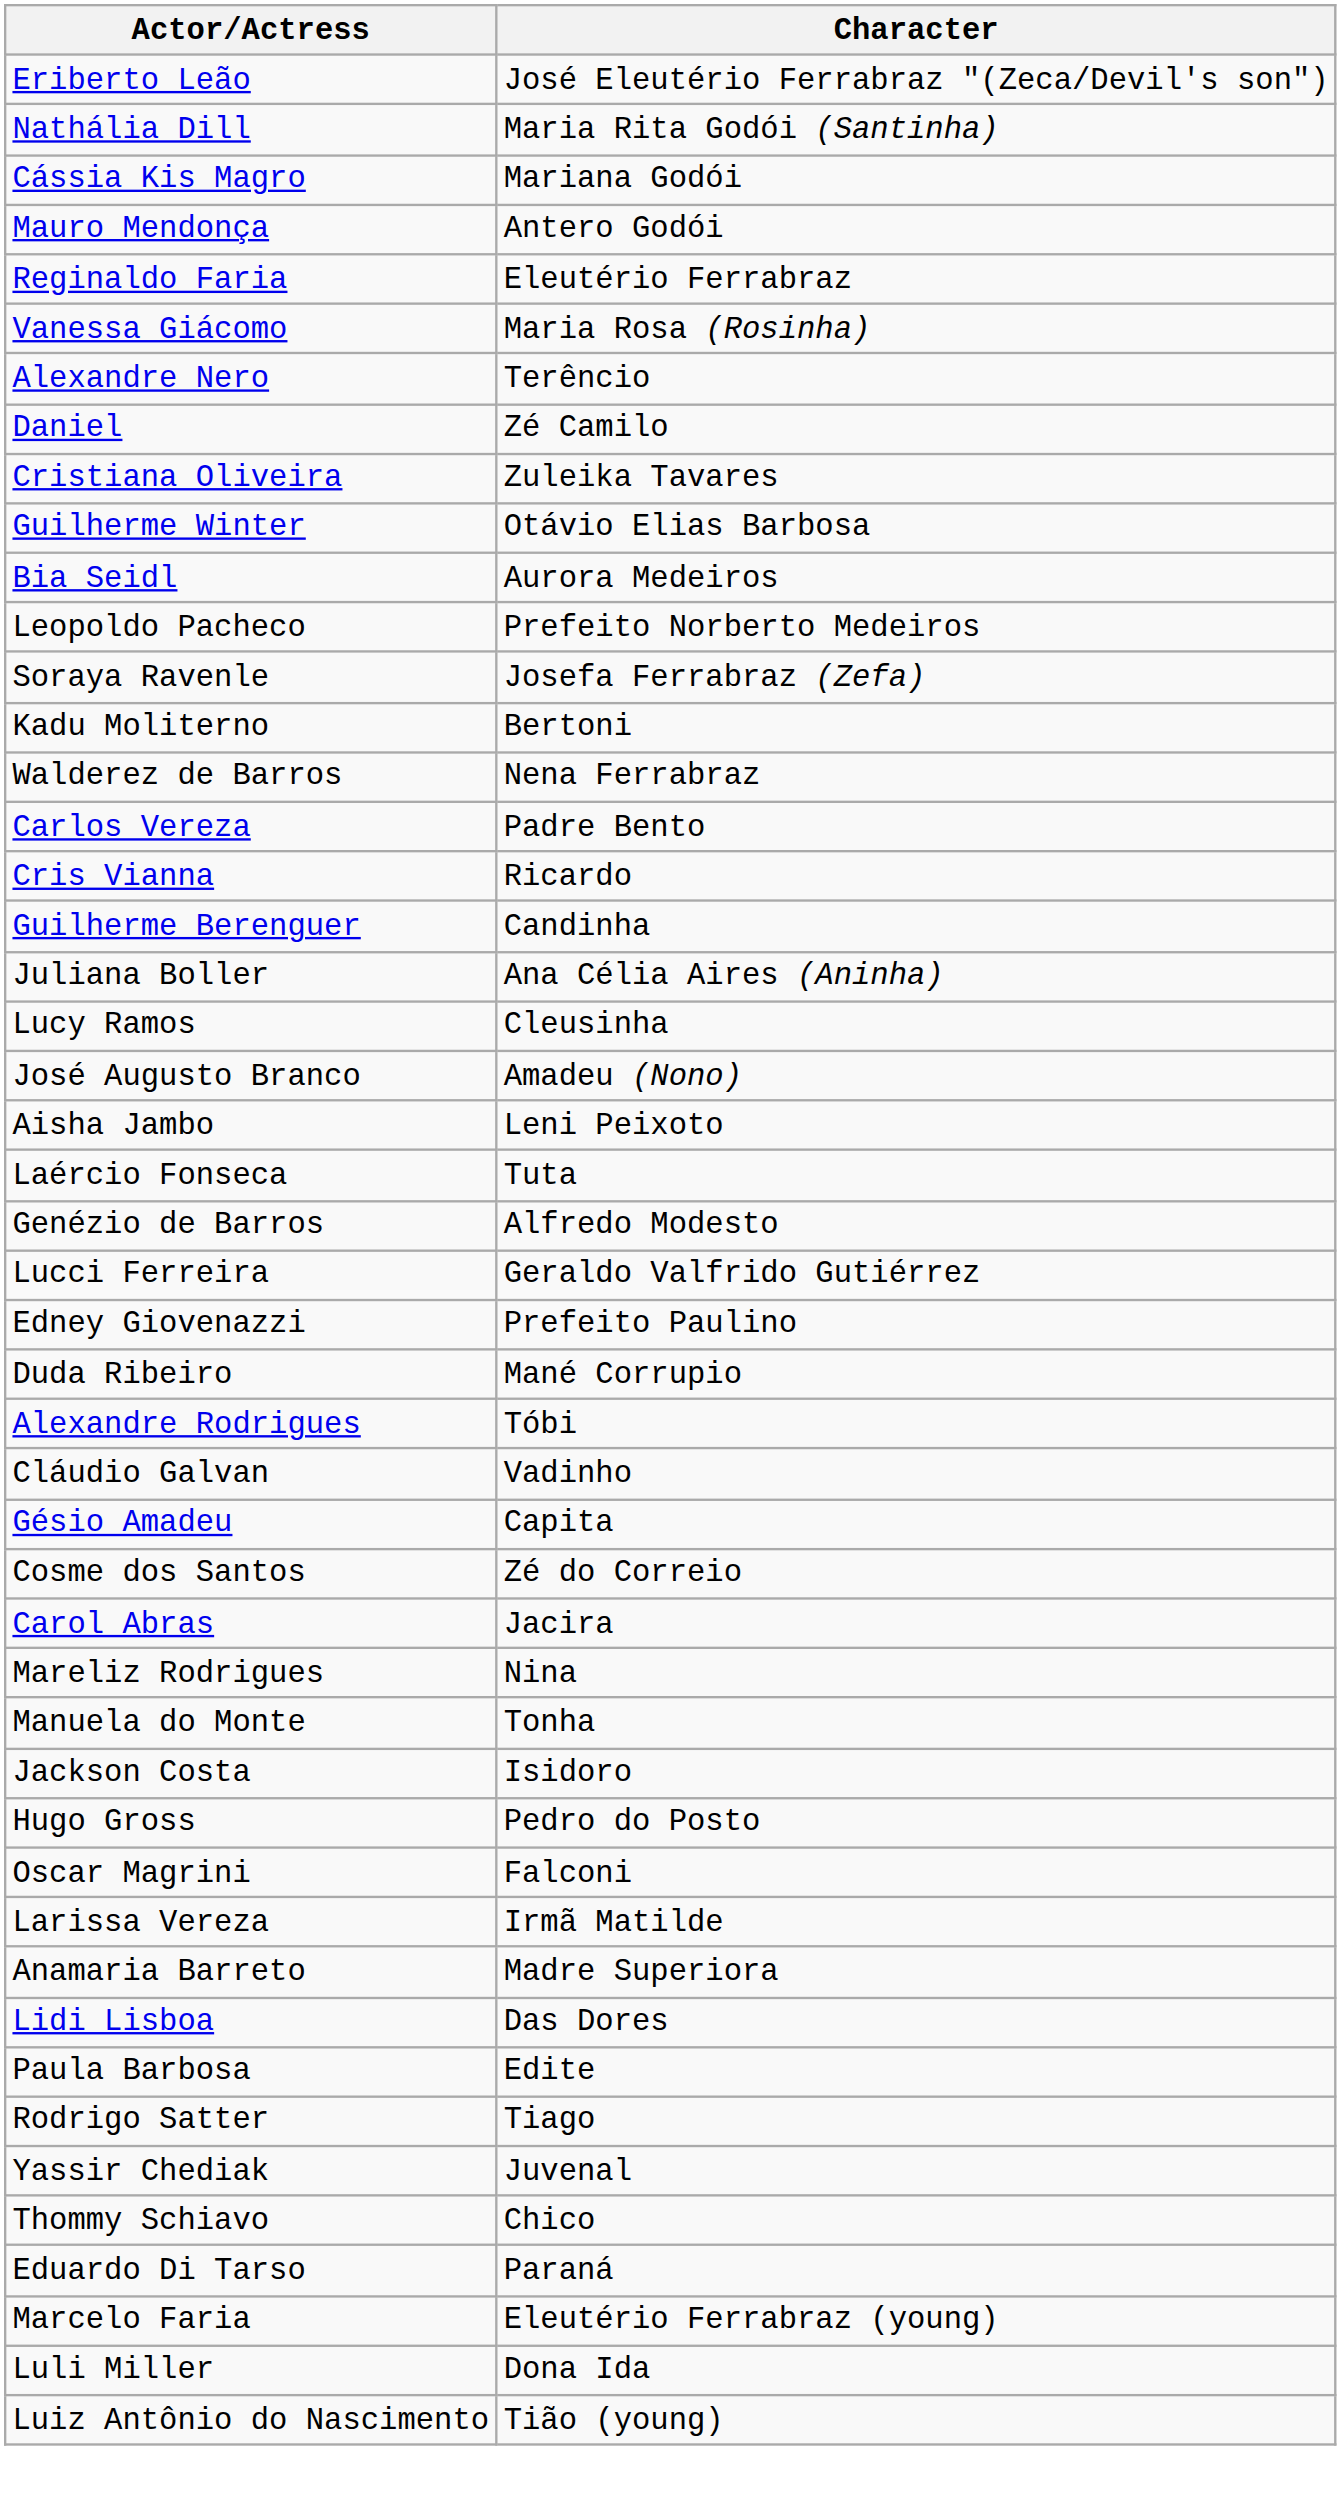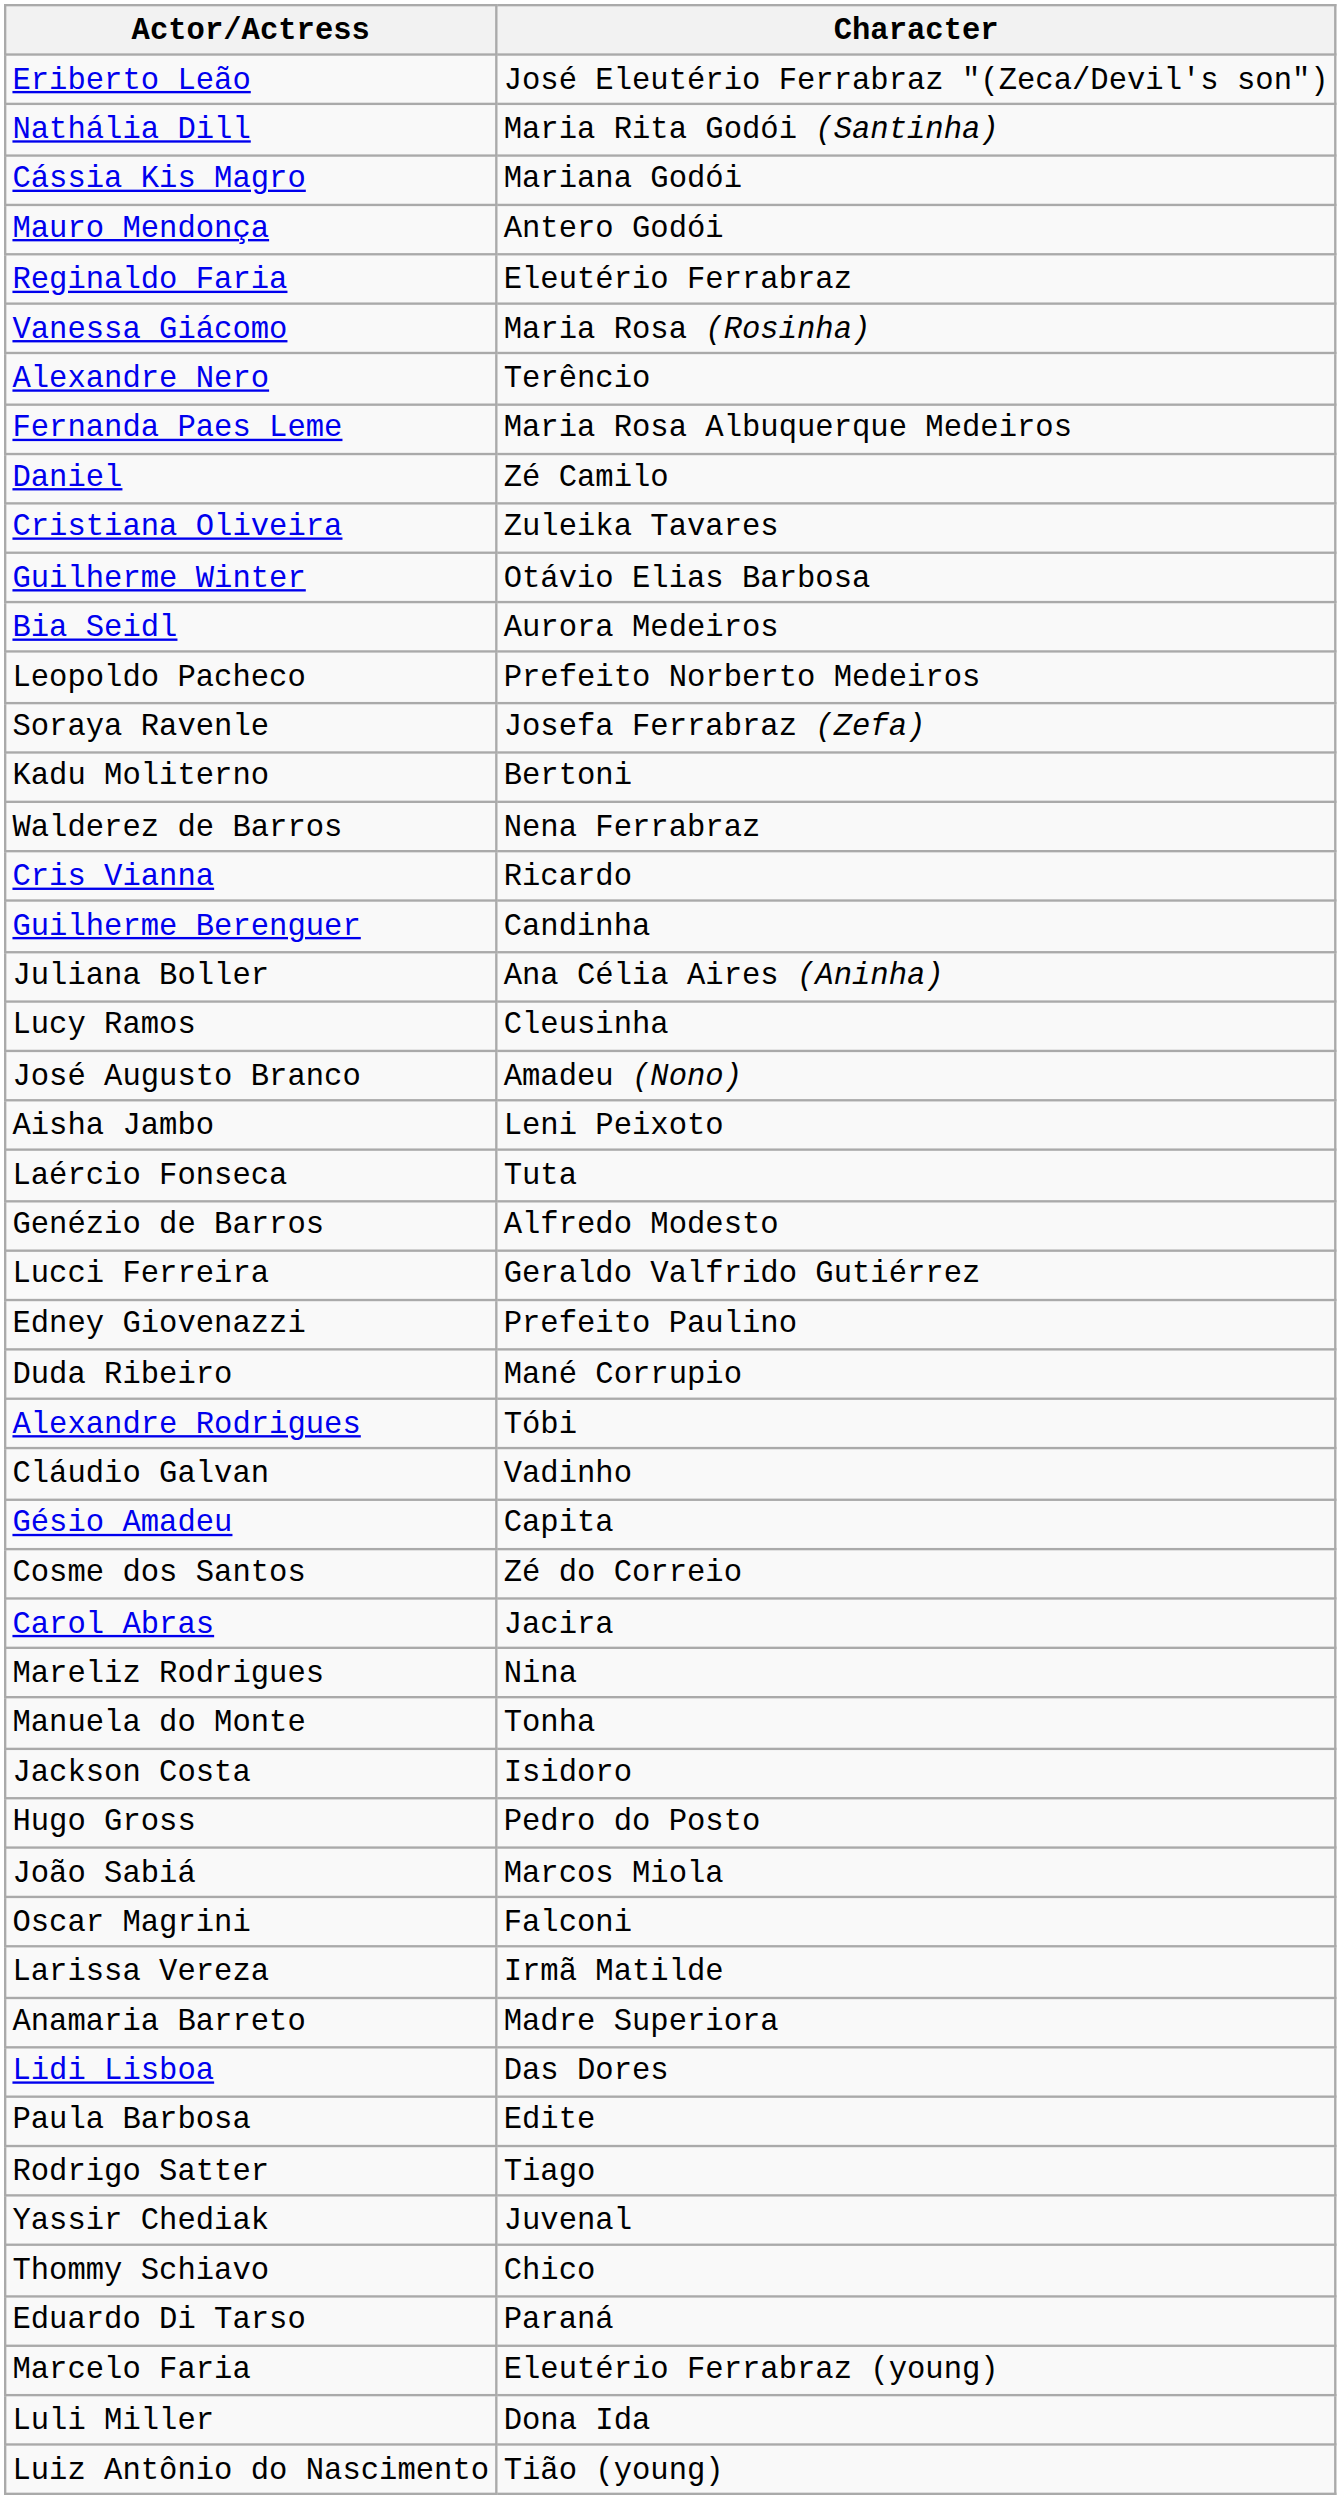+ row: (177, 428)
- row: (132, 827)
+ row: (104, 1872)
